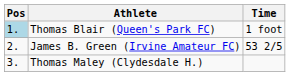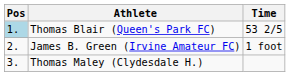(264, 30) 1 foot -> (264, 30) 53 2/5
(264, 46) 53 2/5 -> (264, 46) 1 foot
